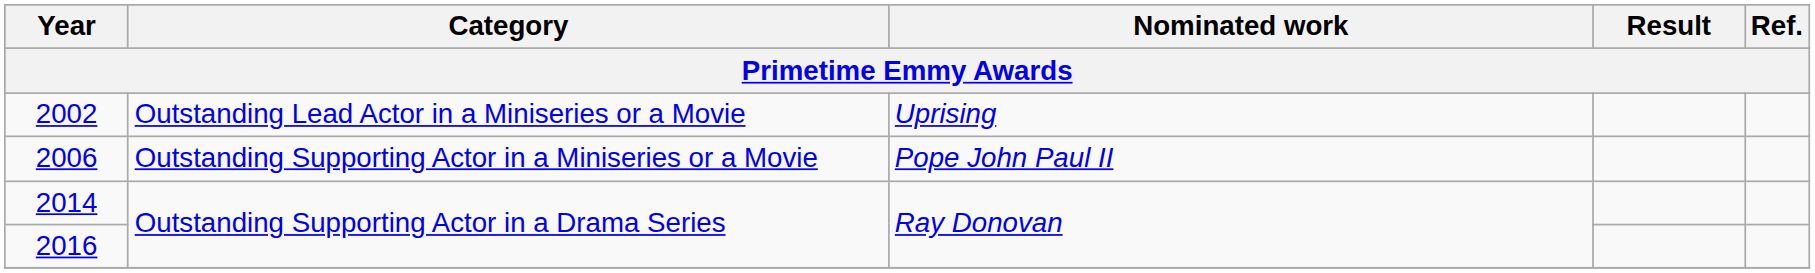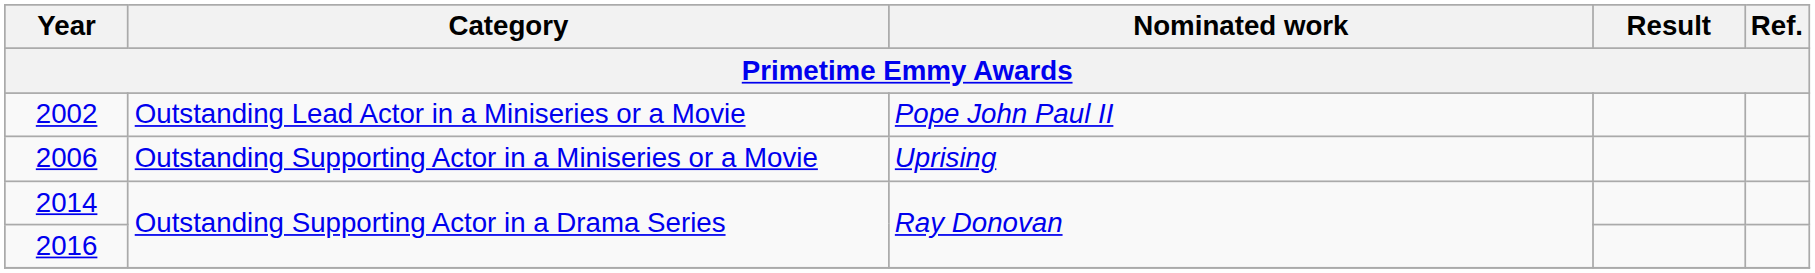(946, 114) Uprising -> (1004, 114) Pope John Paul II
(1004, 158) Pope John Paul II -> (946, 158) Uprising
